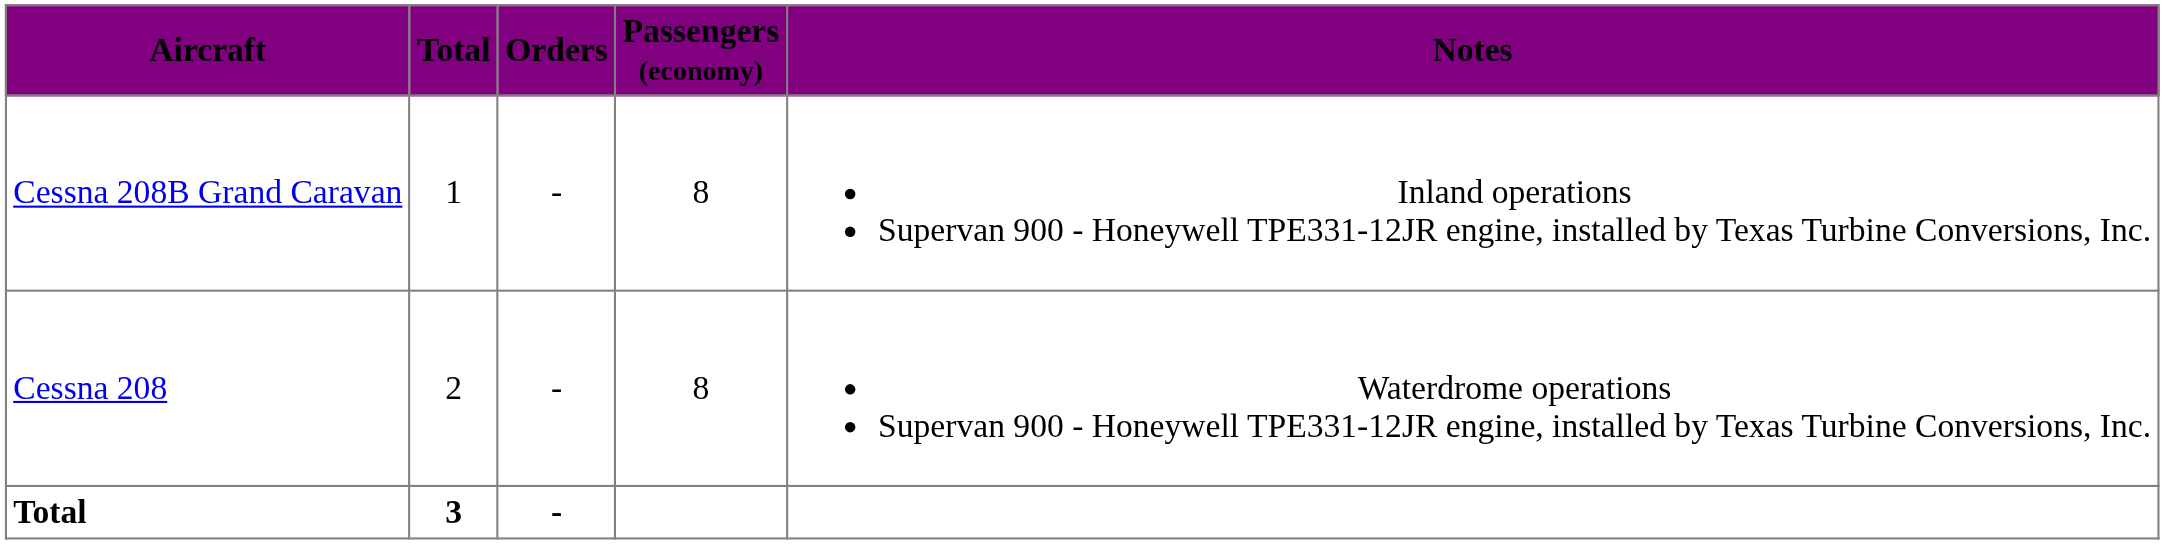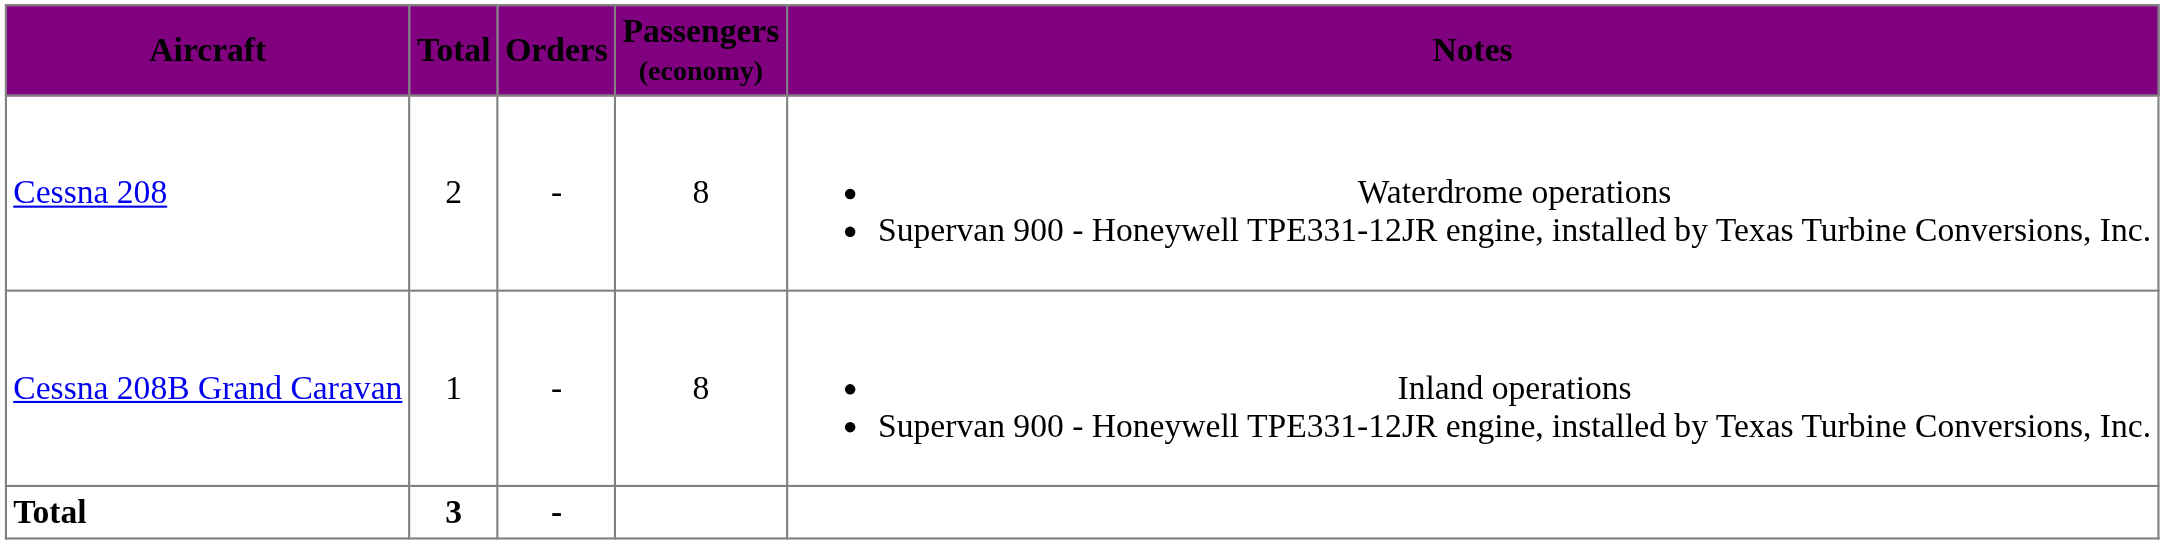rows swapped: (90, 387) <-> (208, 192)
